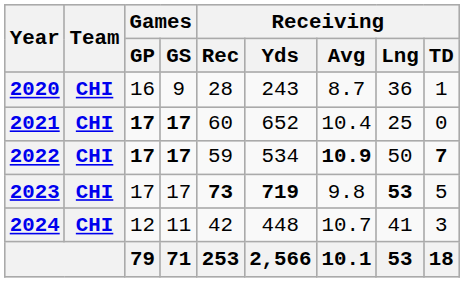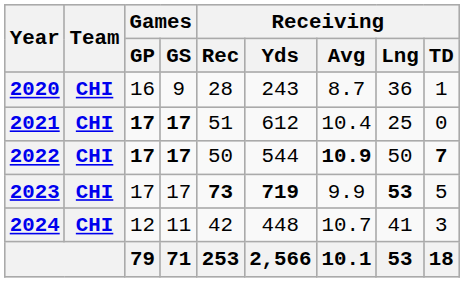(220, 123) 60 -> (220, 123) 51
(280, 123) 652 -> (280, 123) 612
(220, 157) 59 -> (220, 157) 50
(280, 157) 534 -> (280, 157) 544
(346, 191) 9.8 -> (346, 191) 9.9
